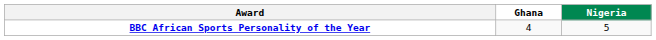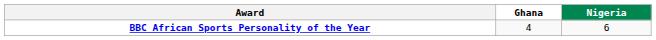(607, 28) 5 -> (607, 28) 6
